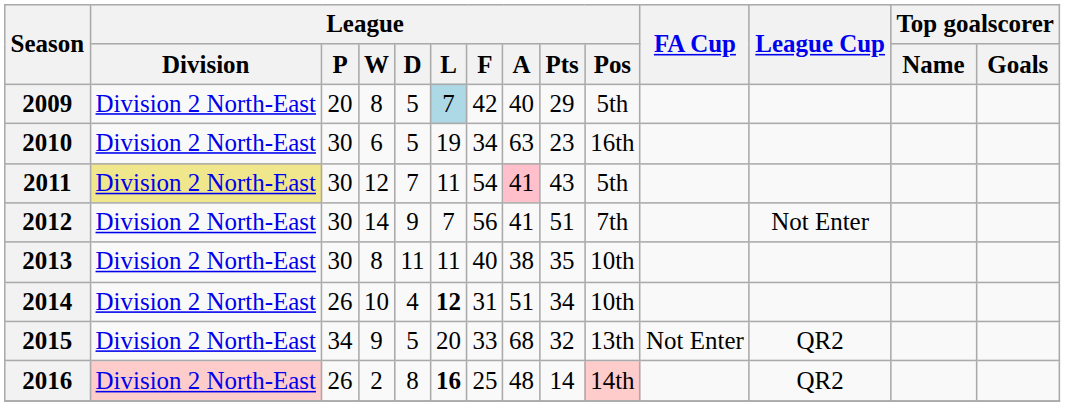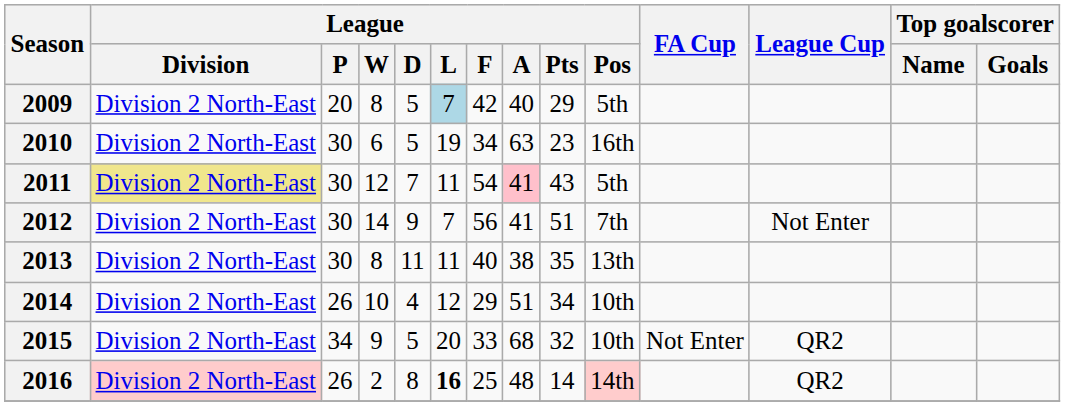(612, 261) 10th -> (612, 261) 13th
(448, 301) bold -> (448, 301) normal
(485, 301) 31 -> (485, 301) 29
(612, 340) 13th -> (612, 340) 10th
